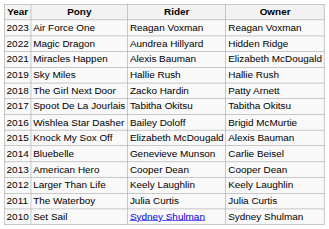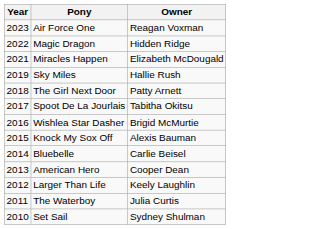- column: (177, 12)
